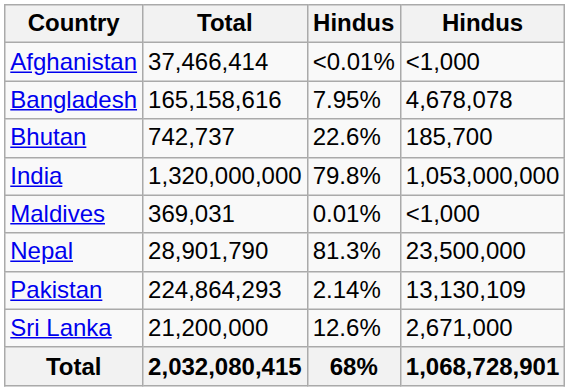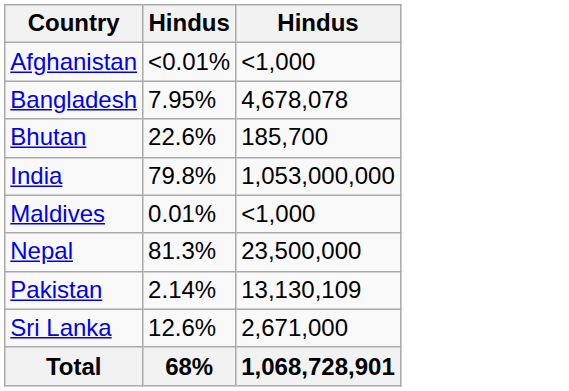- column: (225, 23)
